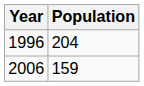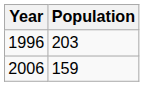(65, 42) 204 -> (65, 42) 203
